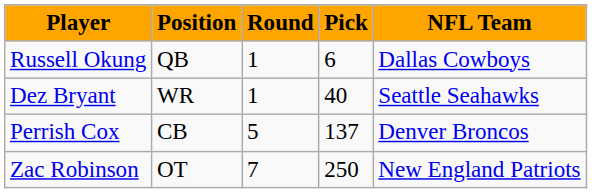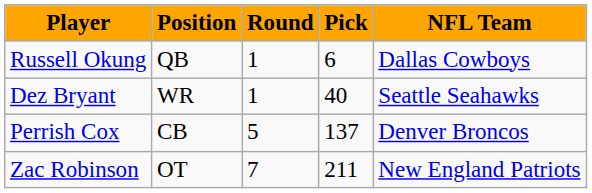(341, 168) 250 -> (341, 168) 211
